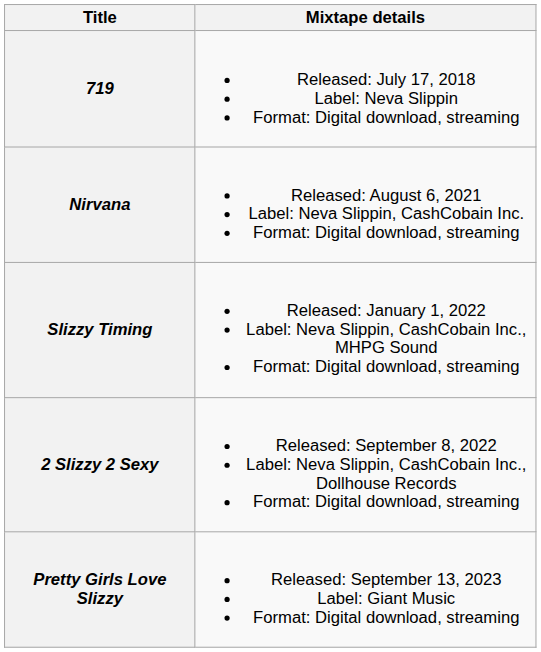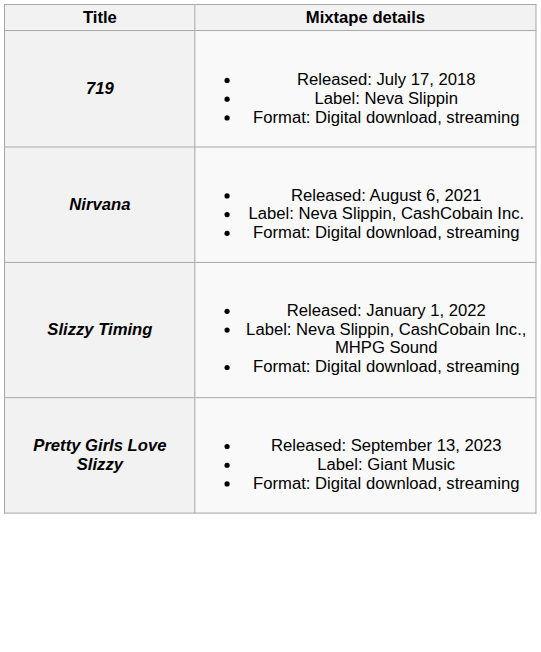- row: (100, 464)
